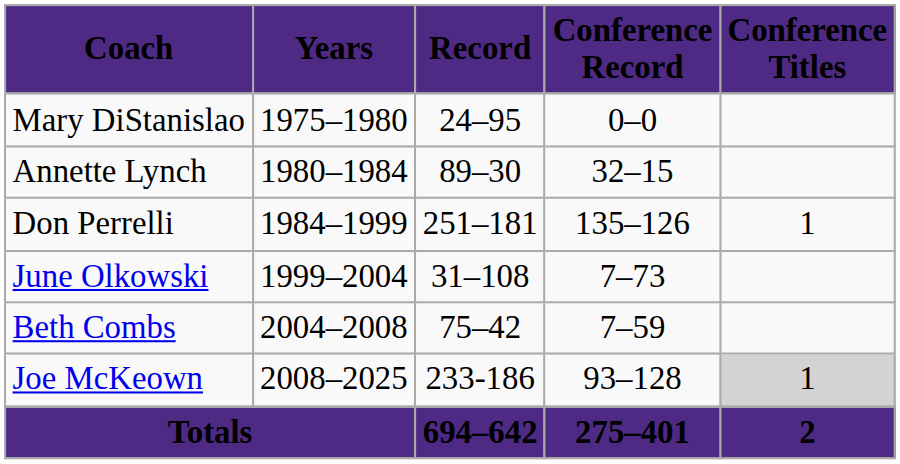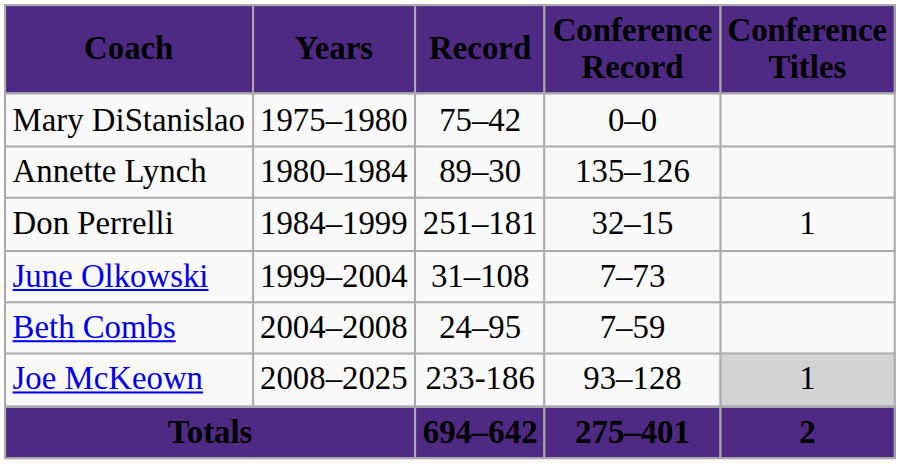(480, 119) 24–95 -> (480, 119) 75–42
(633, 171) 32–15 -> (633, 171) 135–126
(633, 223) 135–126 -> (633, 223) 32–15
(480, 327) 75–42 -> (480, 327) 24–95
